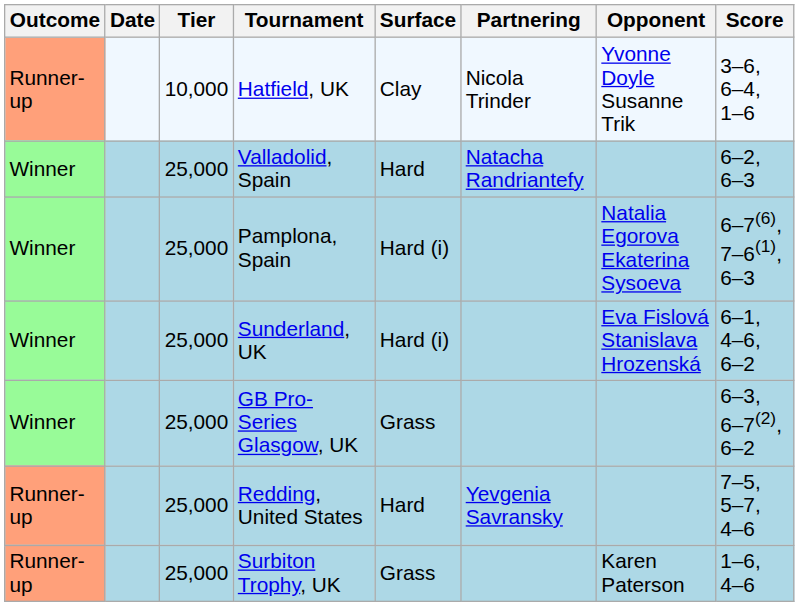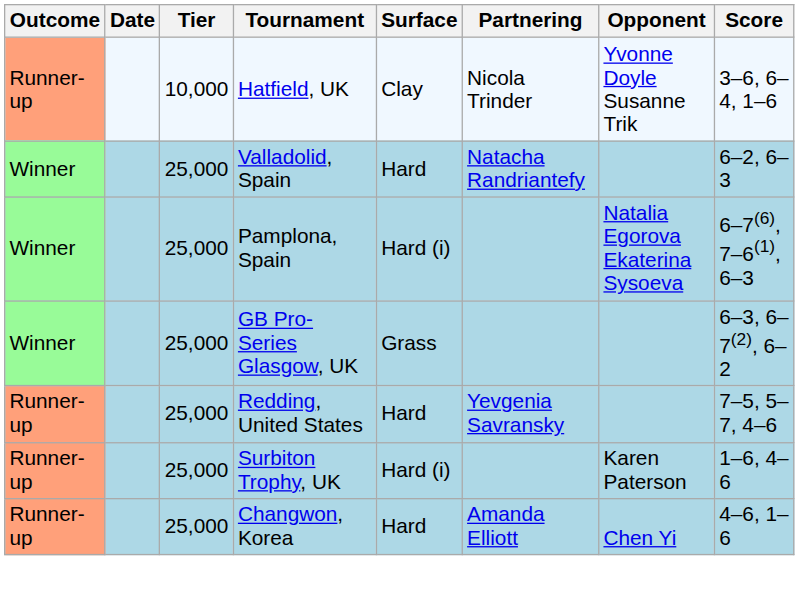- row: (294, 340)
(408, 573) Grass -> (416, 470) Hard (i)
+ row: (291, 526)
